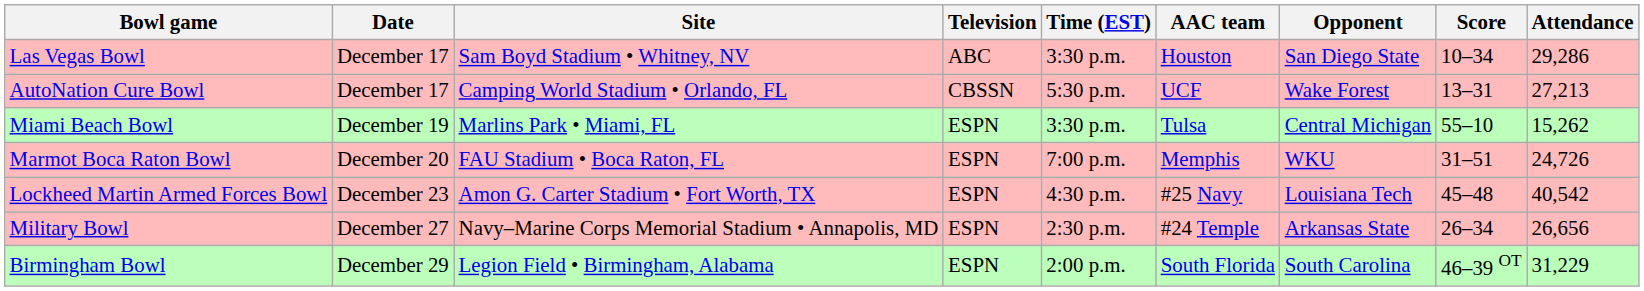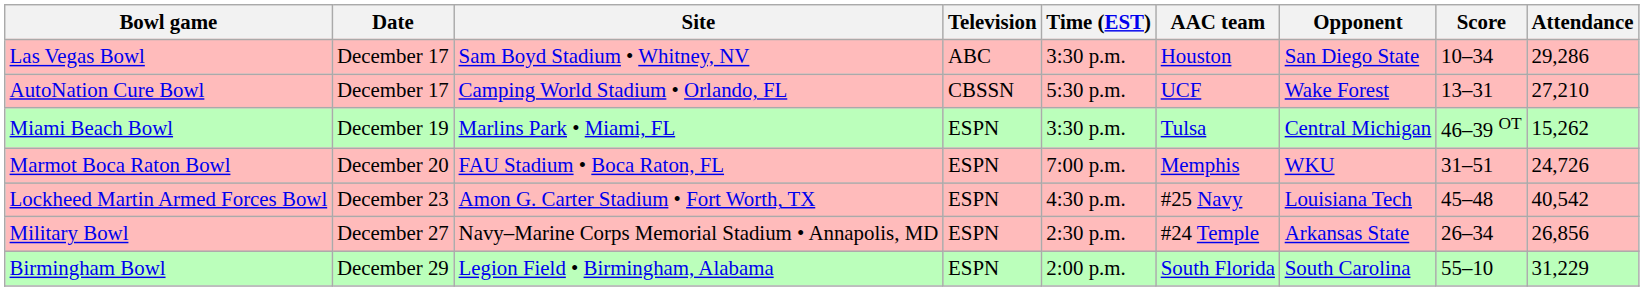(1560, 90) 27,213 -> (1560, 90) 27,210
(1467, 125) 55–10 -> (1481, 128) 46–39 OT
(1560, 228) 26,656 -> (1560, 234) 26,856
(1481, 265) 46–39 OT -> (1467, 268) 55–10
